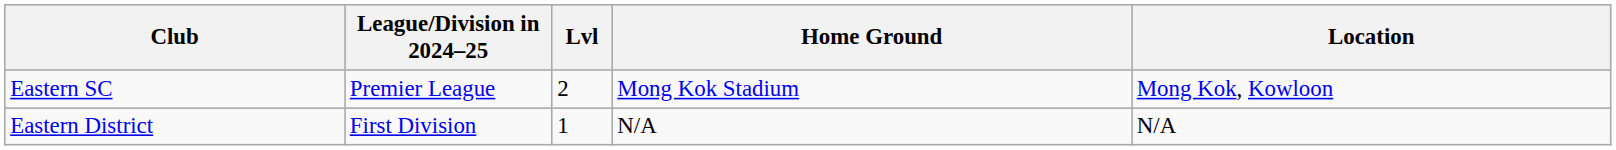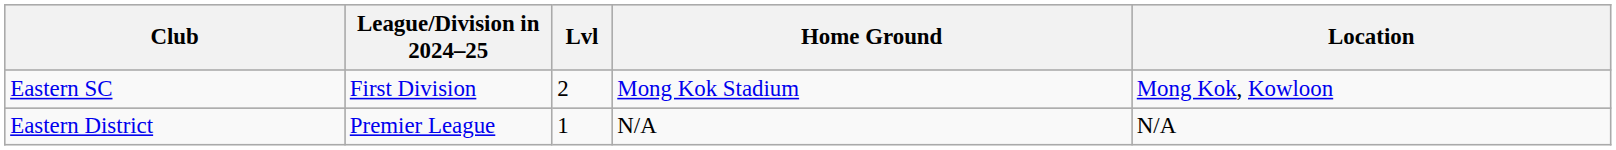(423, 88) Premier League -> (413, 88) First Division
(413, 126) First Division -> (423, 126) Premier League
